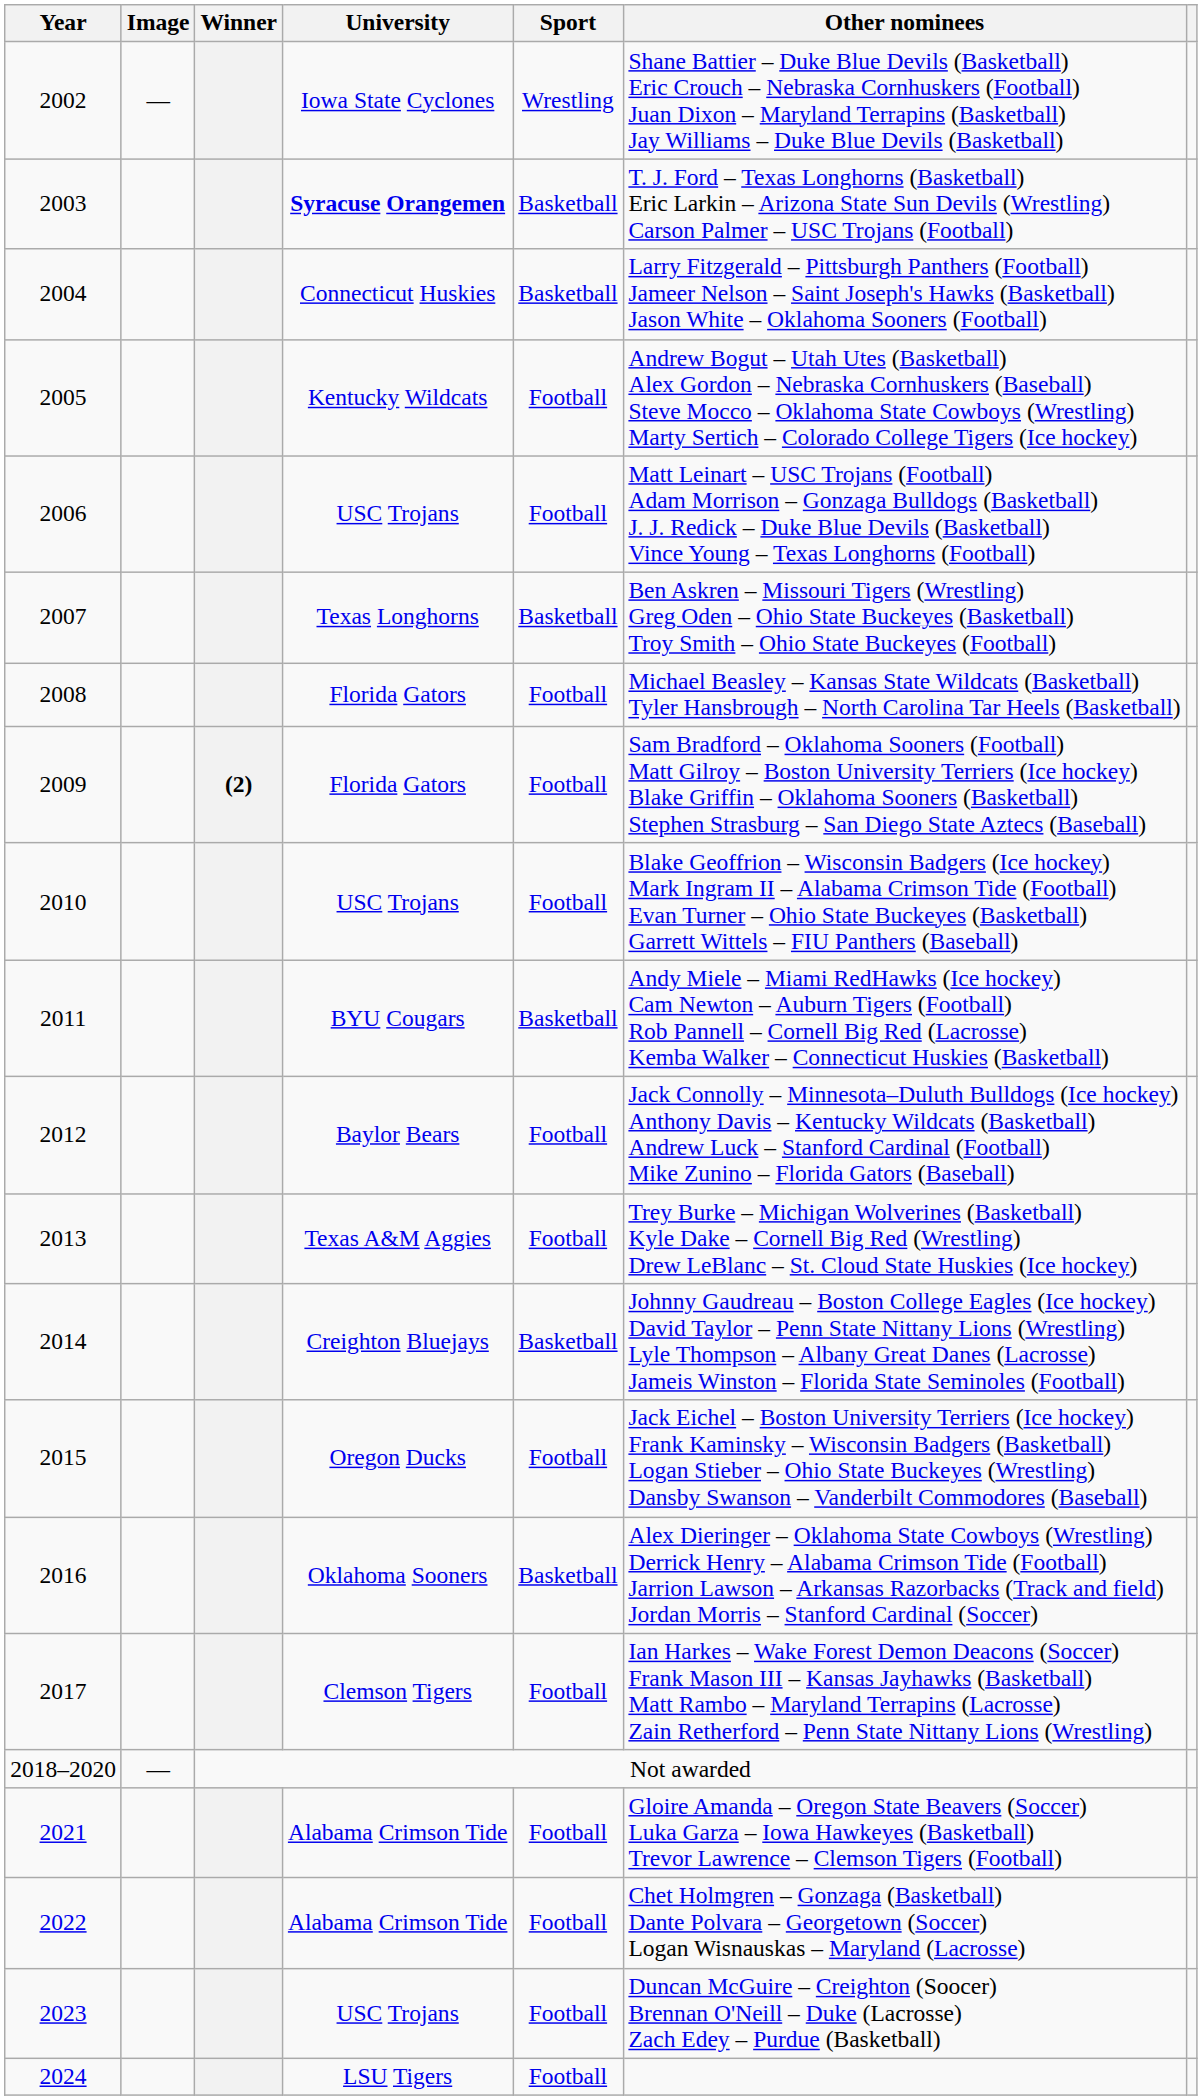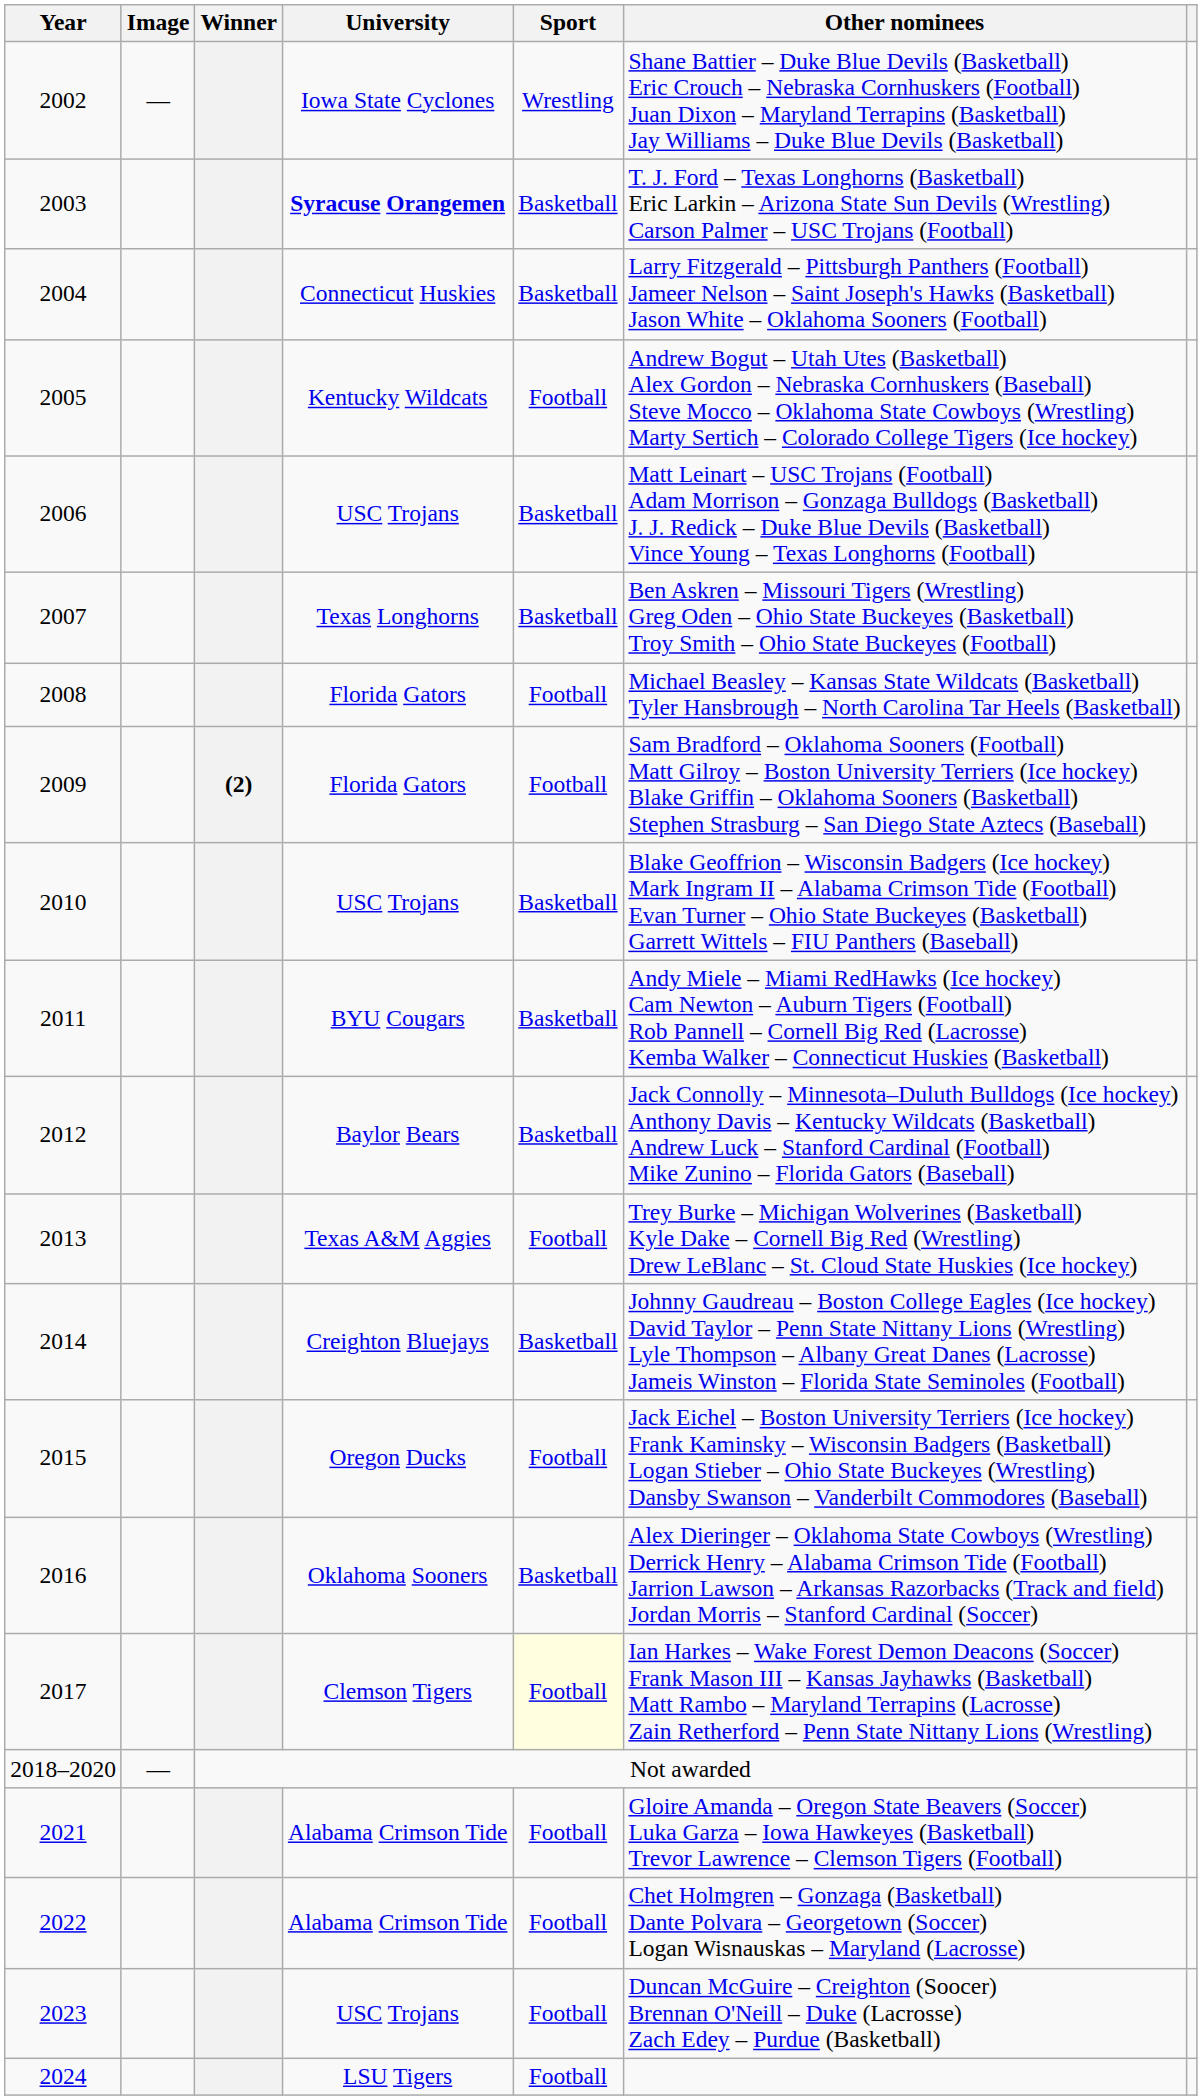(568, 513) Football -> (568, 513) Basketball
(568, 901) Football -> (568, 901) Basketball
(568, 1134) Football -> (568, 1134) Basketball
(568, 1691) no background -> (568, 1691) lightyellow background
